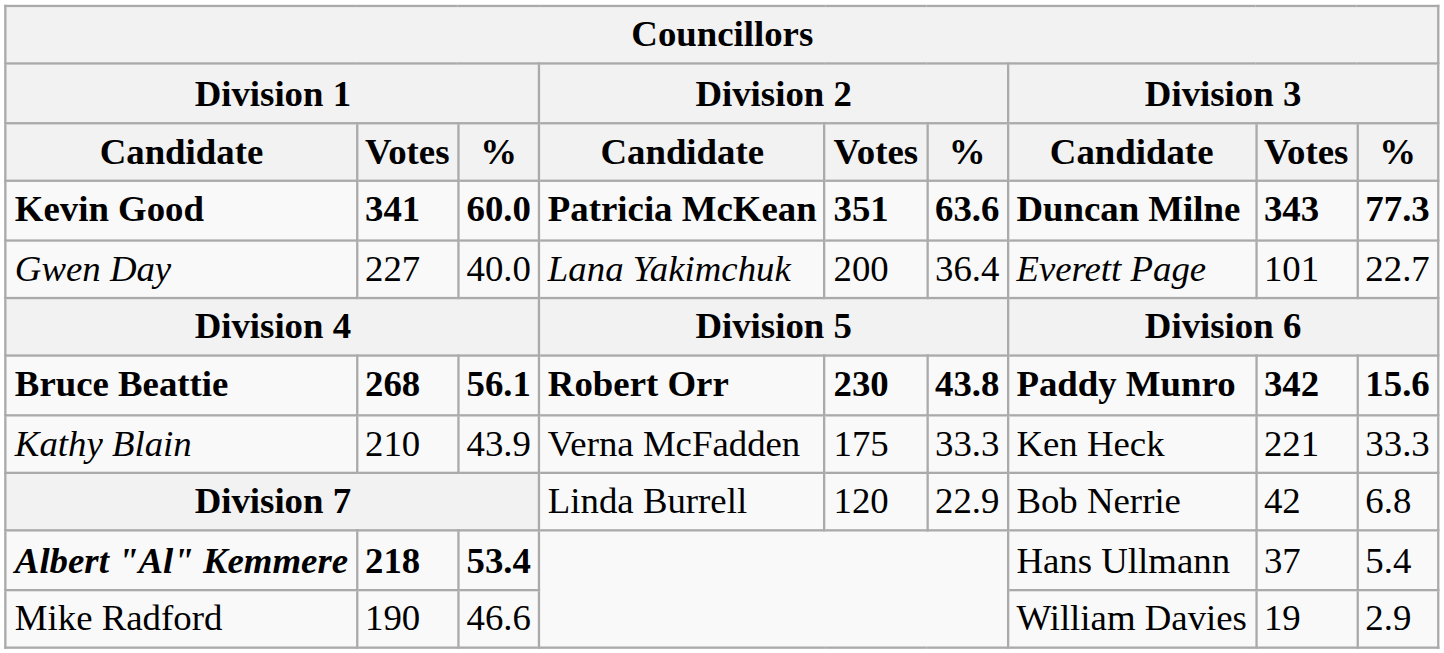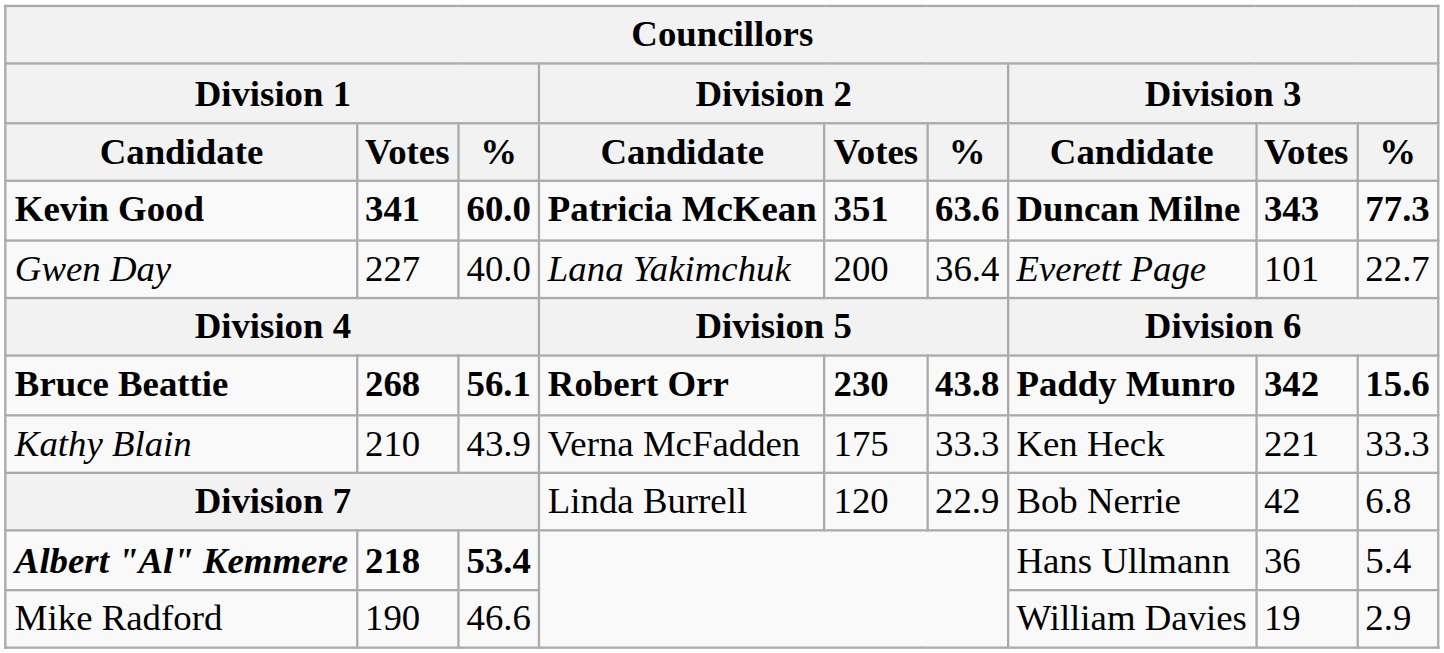(1282, 559) 37 -> (1282, 559) 36
